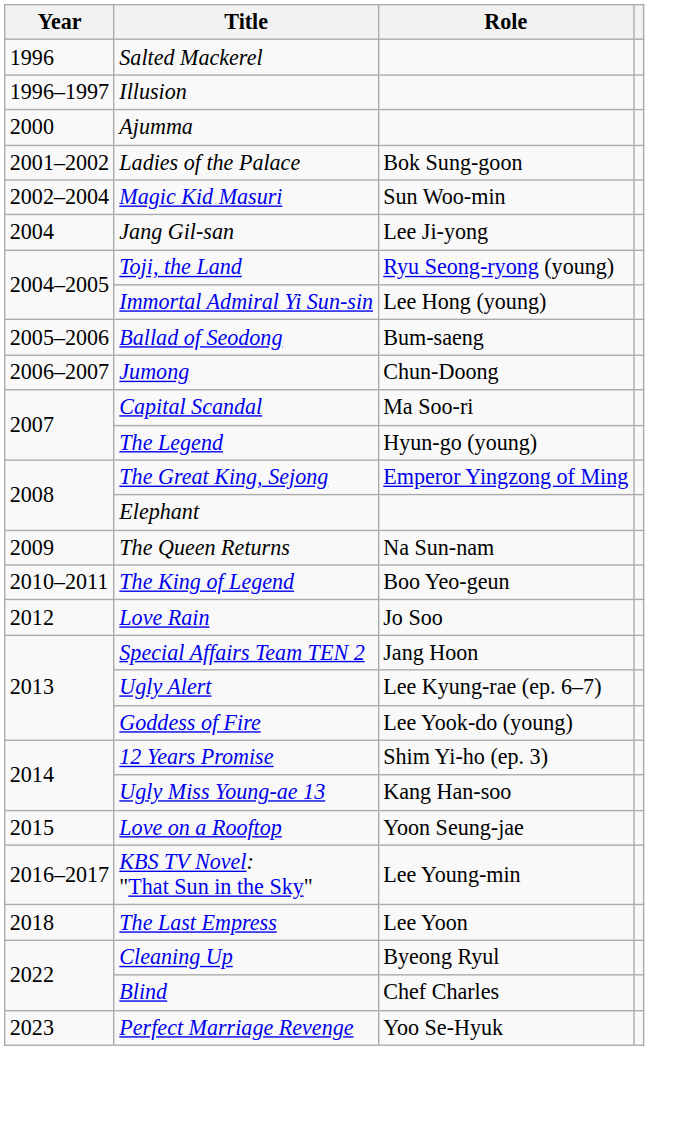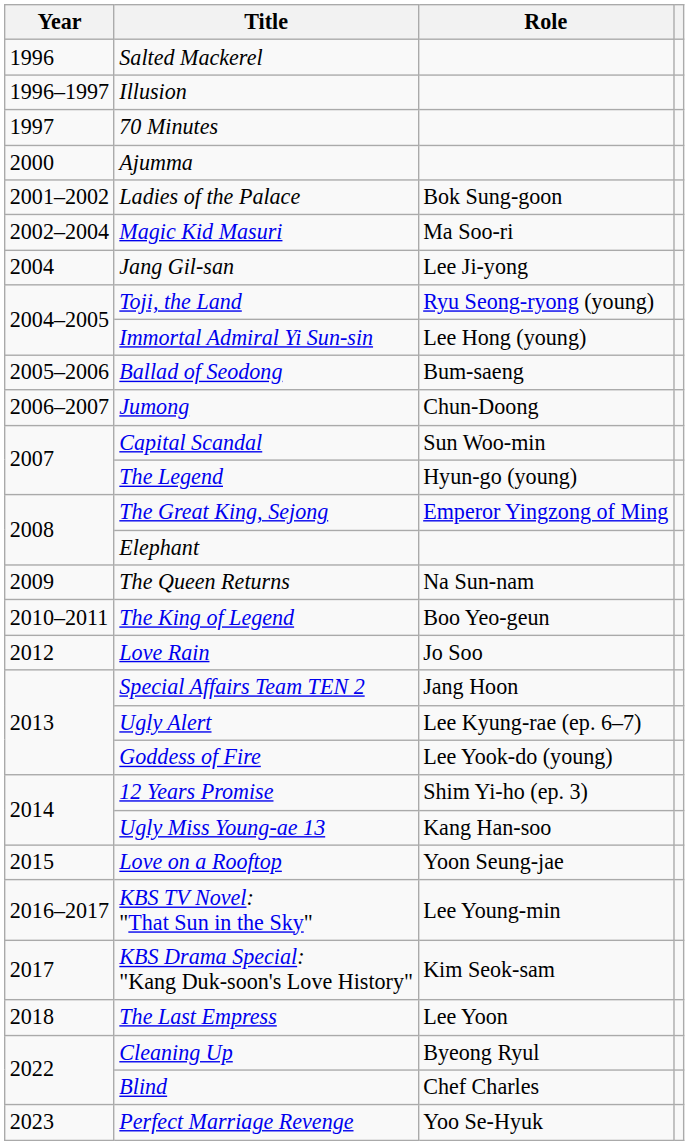+ row: (169, 127)
(444, 197) Sun Woo-min -> (468, 232) Ma Soo-ri
(428, 407) Ma Soo-ri -> (484, 442) Sun Woo-min
+ row: (266, 969)
